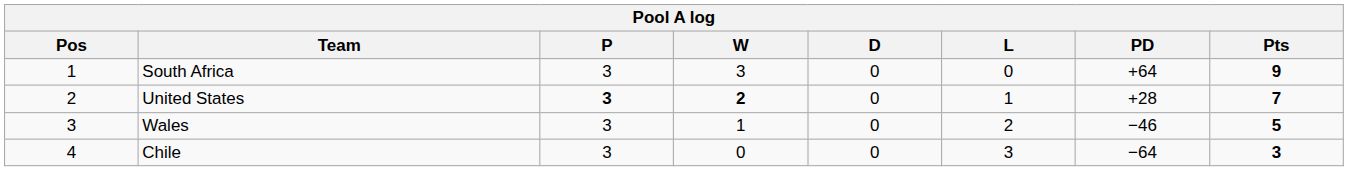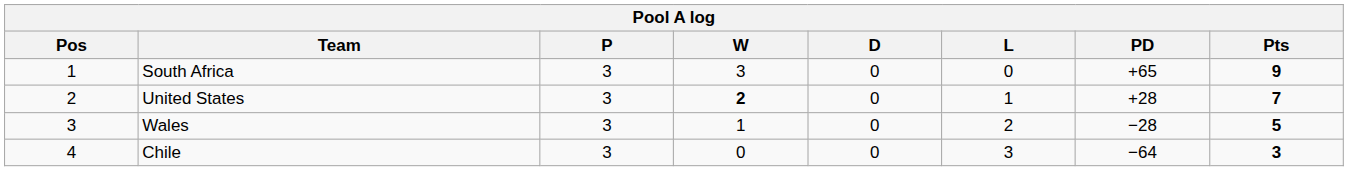(1142, 71) +64 -> (1142, 71) +65
(607, 98) bold -> (607, 98) normal
(1142, 125) −46 -> (1142, 125) −28
